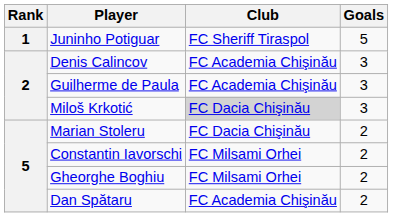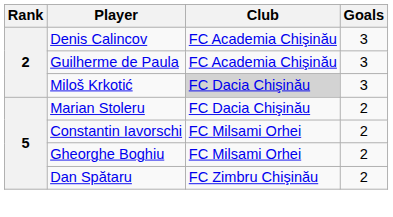- row: (105, 39)
(263, 200) FC Academia Chişinău -> (253, 177) FC Zimbru Chişinău
